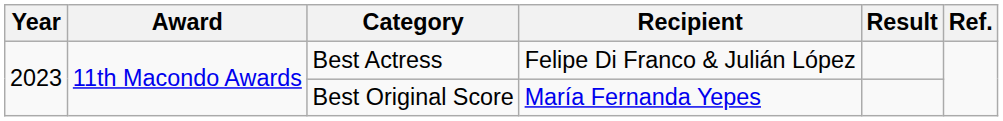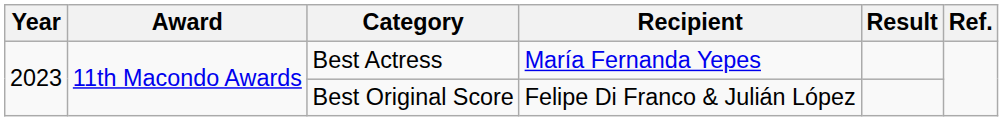(690, 60) Felipe Di Franco & Julián López -> (643, 60) María Fernanda Yepes
(643, 97) María Fernanda Yepes -> (690, 97) Felipe Di Franco & Julián López
